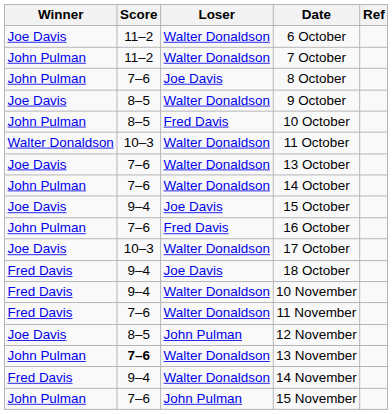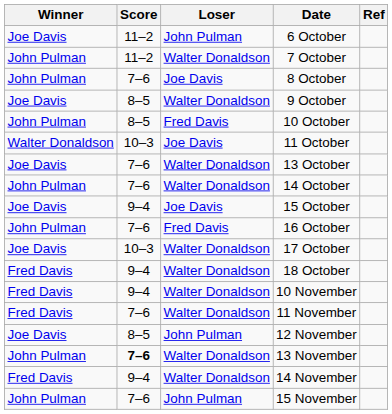(217, 36) Walter Donaldson -> (203, 36) John Pulman
(217, 143) Walter Donaldson -> (193, 143) Joe Davis
(193, 270) Joe Davis -> (217, 270) Walter Donaldson
